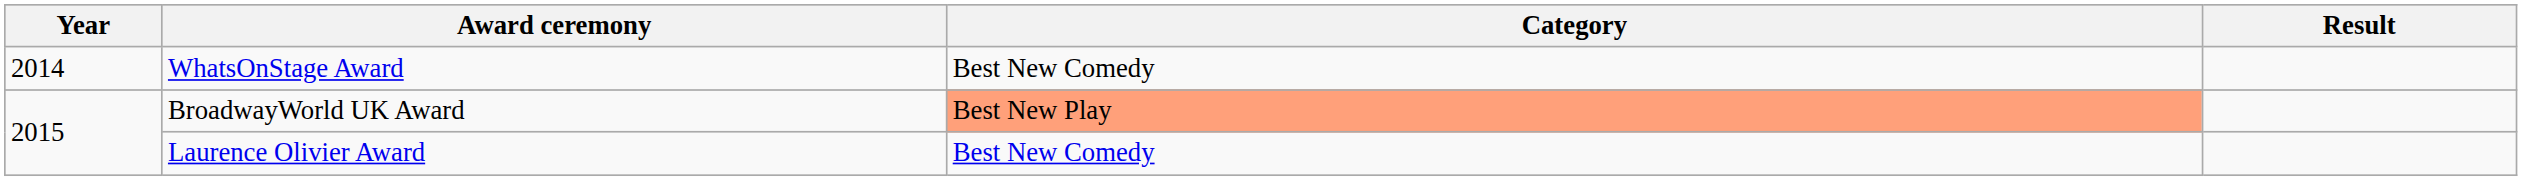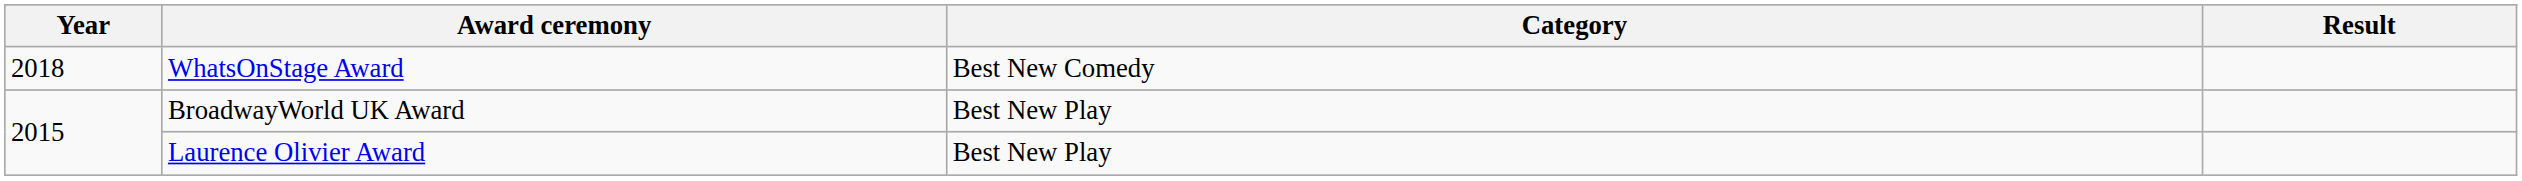(38, 68) 2014 -> (38, 68) 2018
(1032, 110) lightsalmon background -> (1032, 110) no background
(1054, 152) Best New Comedy -> (1032, 152) Best New Play
